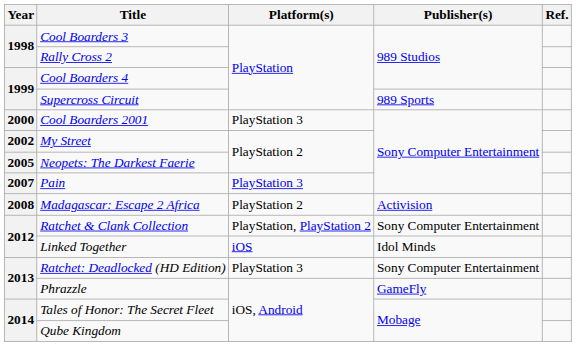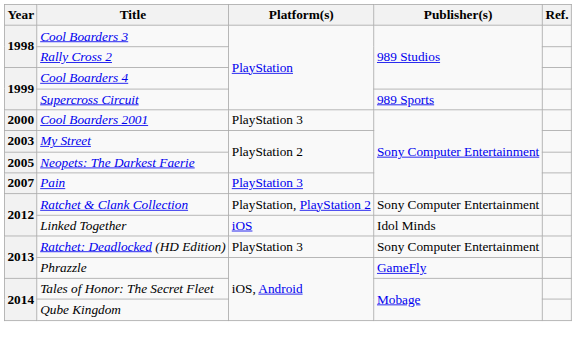(21, 141) 2002 -> (21, 141) 2003
- row: (120, 204)
